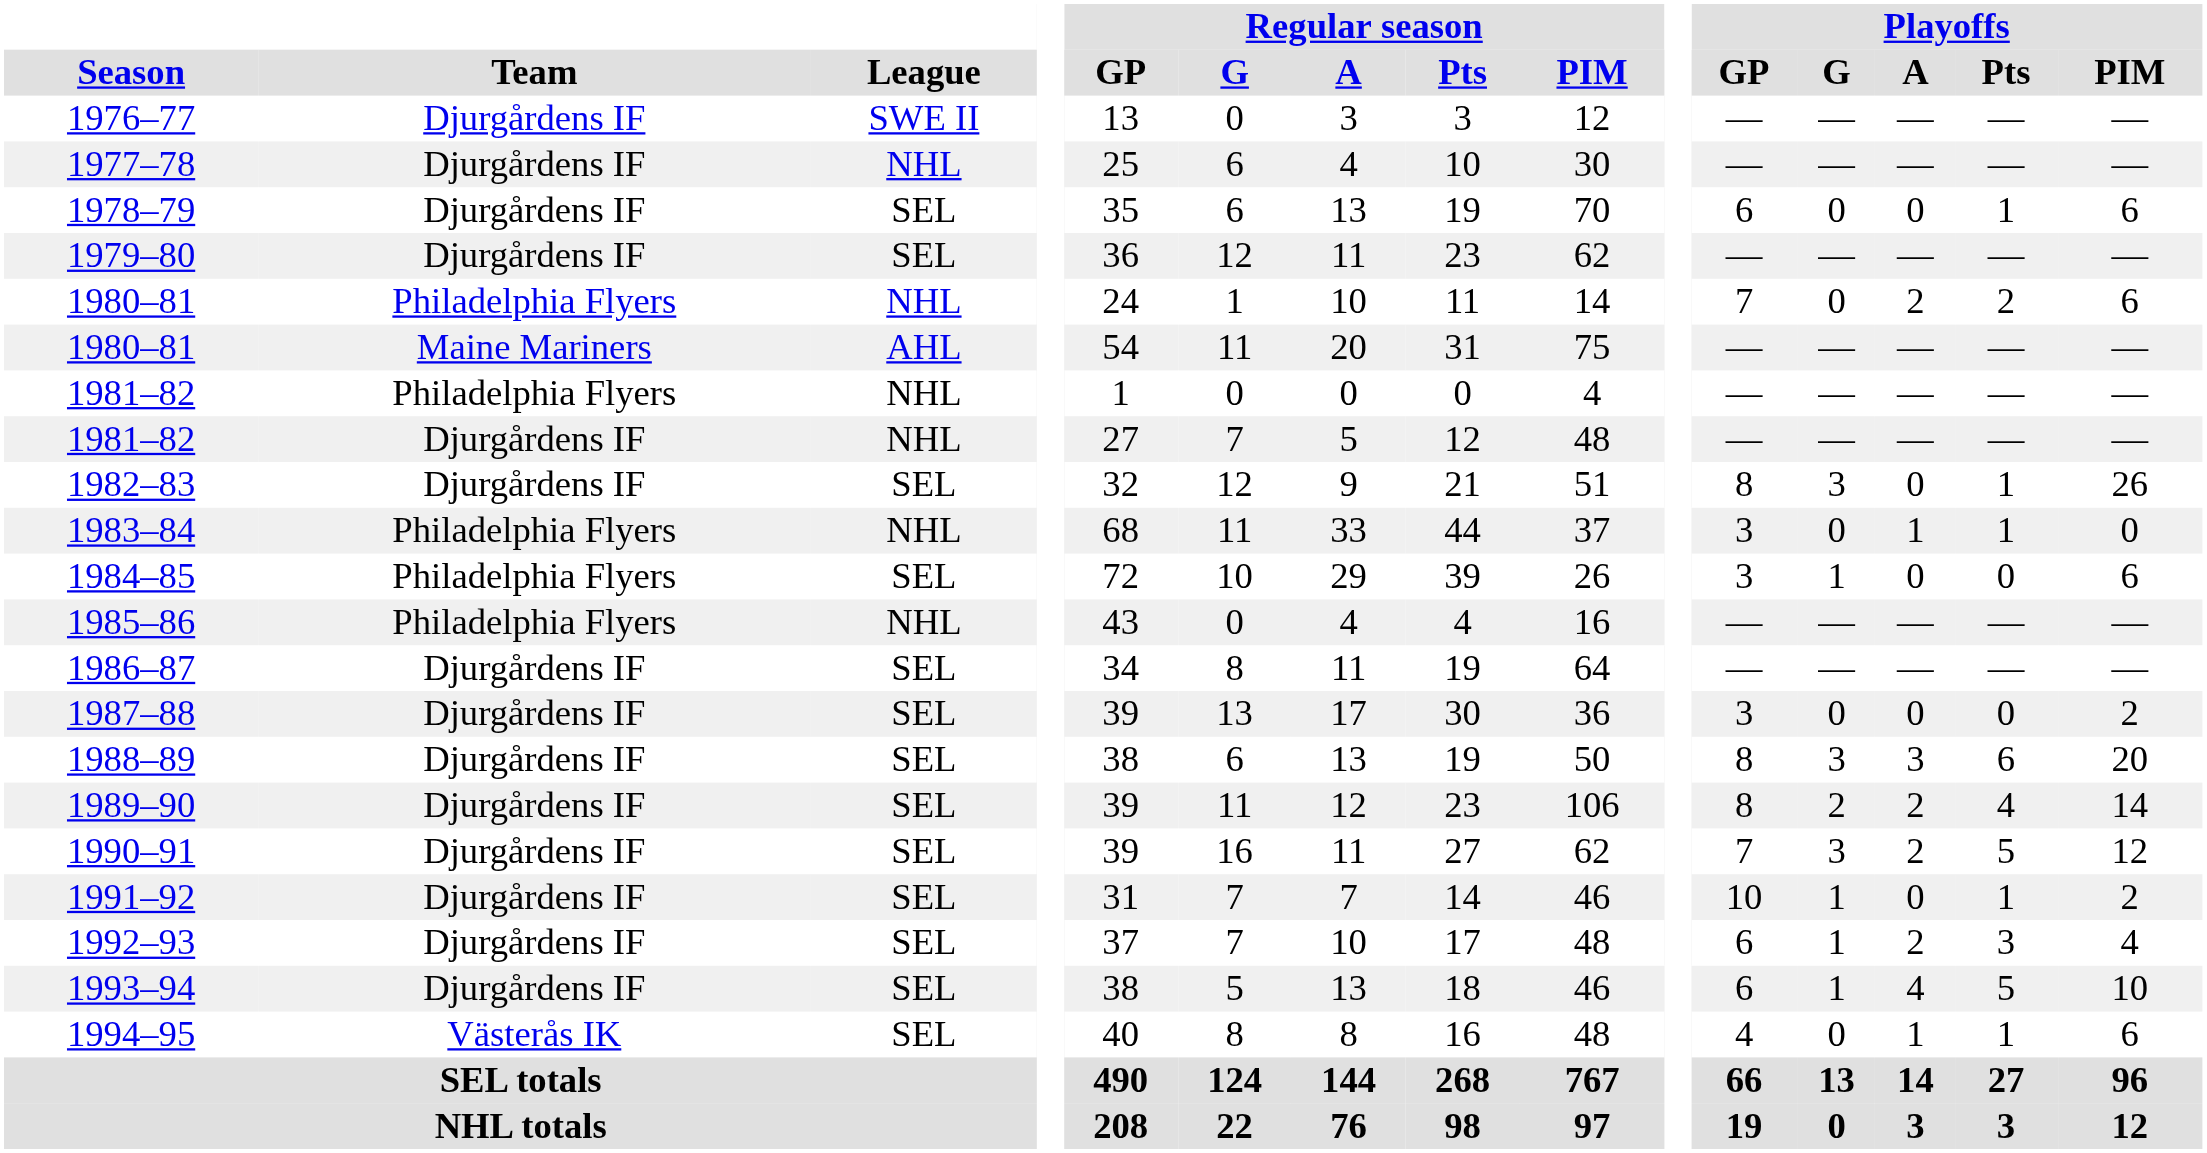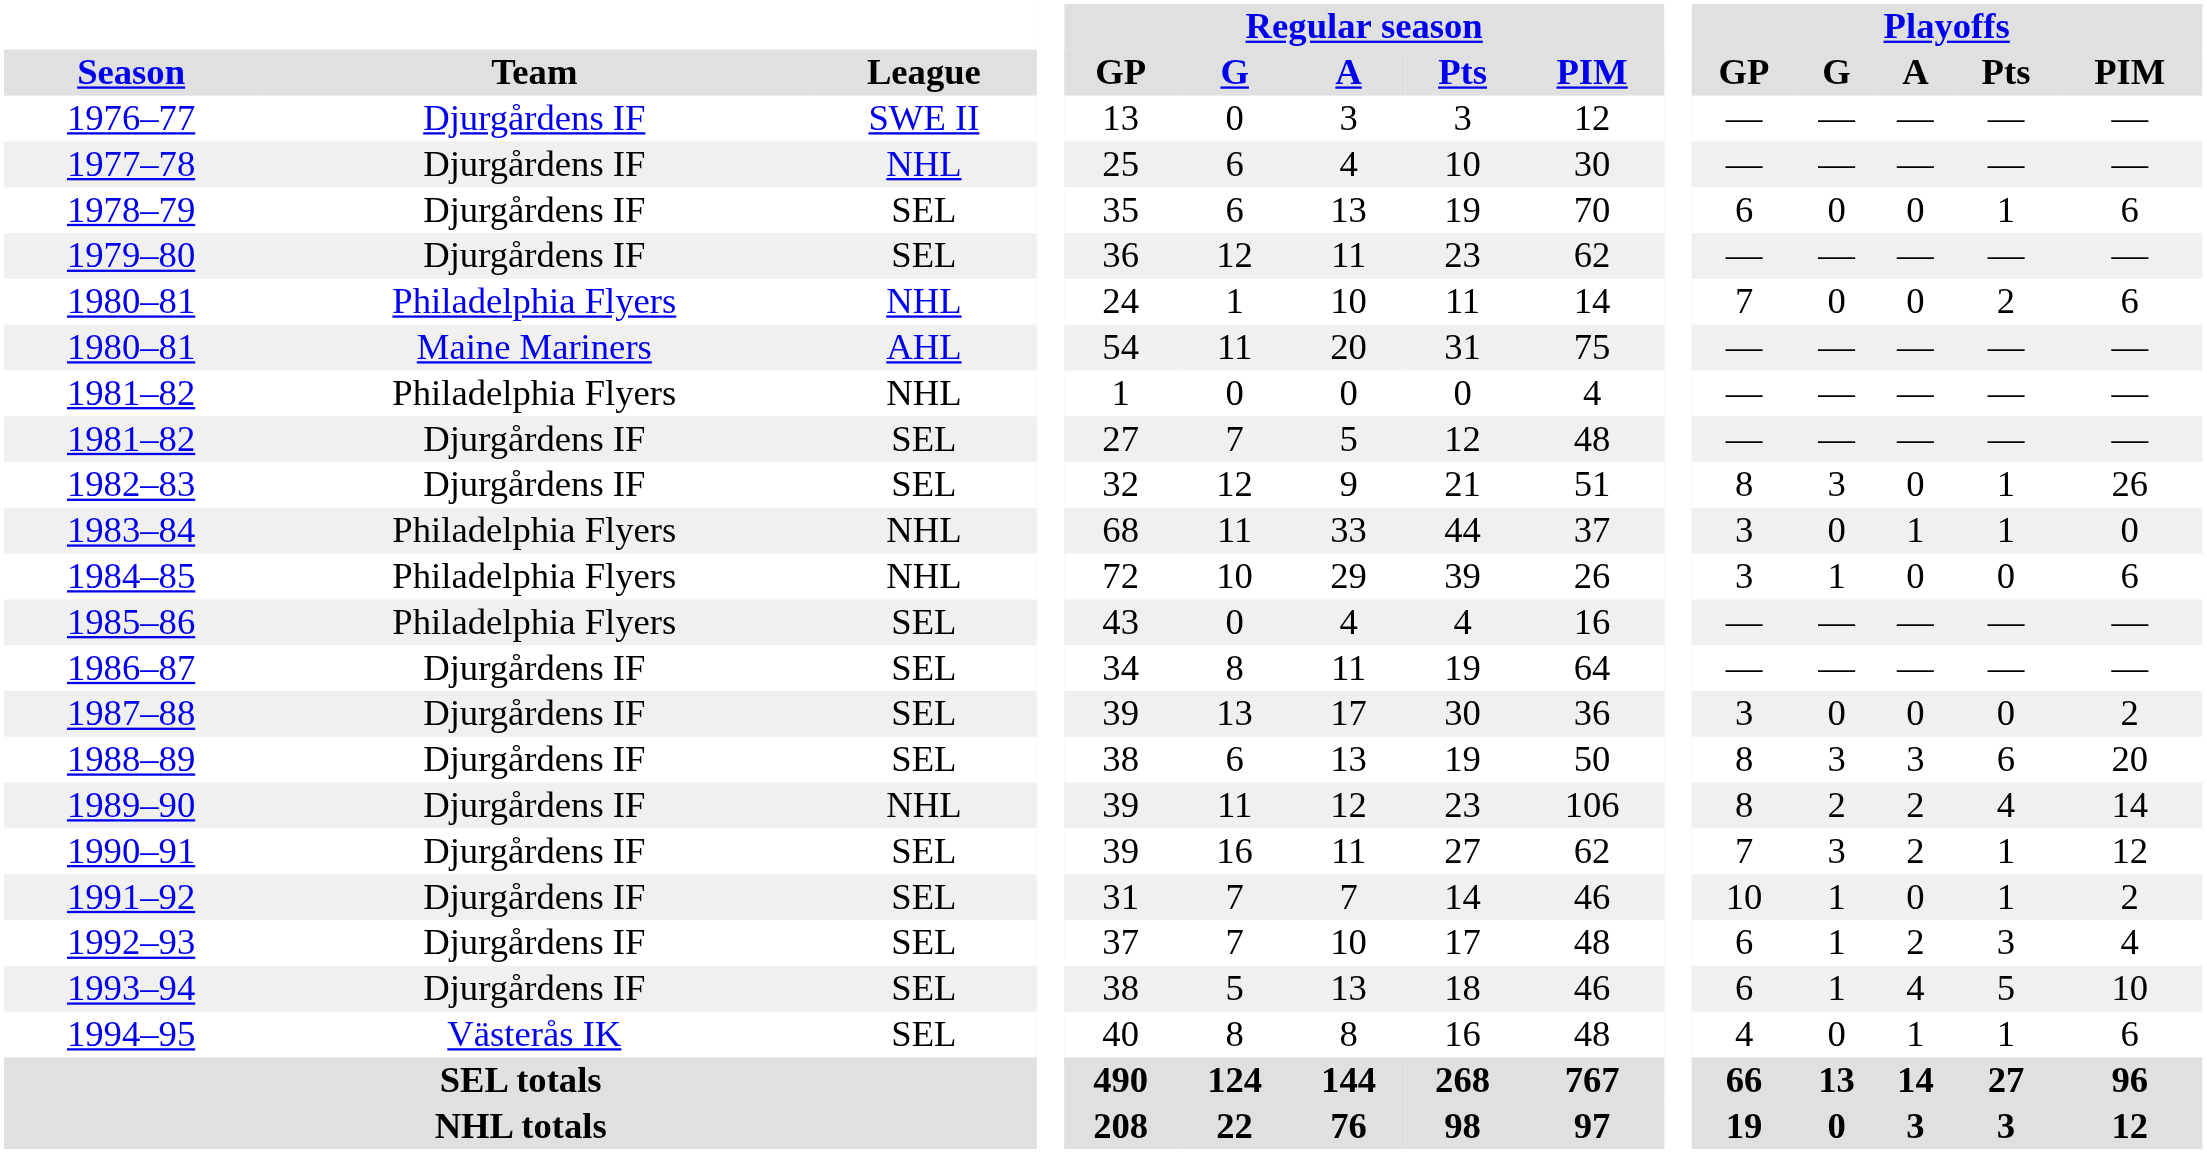(1915, 301) 2 -> (1915, 301) 0
(924, 438) NHL -> (924, 438) SEL
(924, 575) SEL -> (924, 575) NHL
(924, 621) NHL -> (924, 621) SEL
(924, 804) SEL -> (924, 804) NHL
(2006, 850) 5 -> (2006, 850) 1
